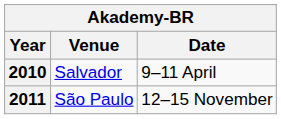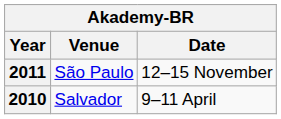rows swapped: (28, 72) <-> (28, 99)
